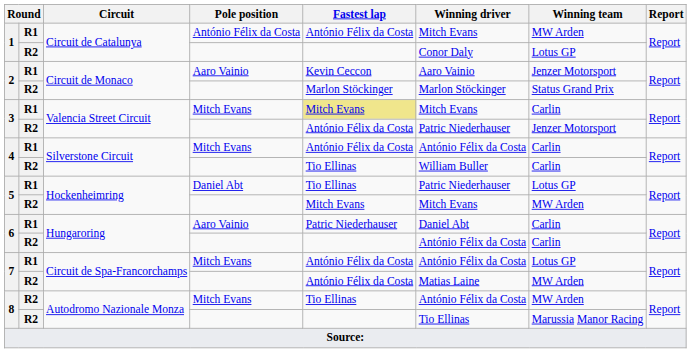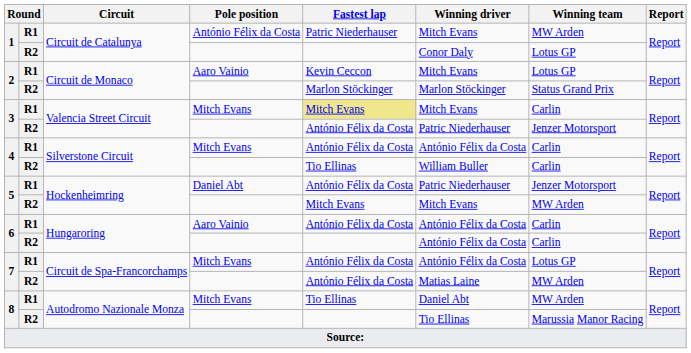(359, 32) António Félix da Costa -> (351, 32) Patric Niederhauser
(447, 70) Aaro Vainio -> (448, 70) Mitch Evans
(574, 70) Jenzer Motorsport -> (554, 70) Lotus GP
(331, 185) Tio Ellinas -> (359, 185) António Félix da Costa
(554, 185) Lotus GP -> (574, 185) Jenzer Motorsport
(351, 223) Patric Niederhauser -> (359, 223) António Félix da Costa
(444, 223) Daniel Abt -> (472, 223) António Félix da Costa
(31, 299) R2 -> (31, 299) R1
(472, 299) António Félix da Costa -> (444, 299) Daniel Abt
